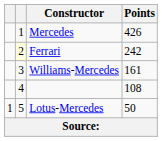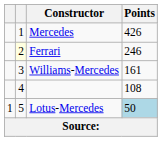(133, 51) 242 -> (133, 51) 246
(130, 107) no background -> (130, 107) lightblue background
